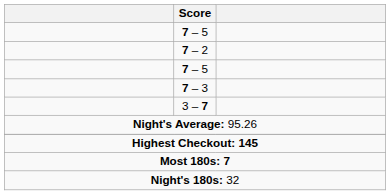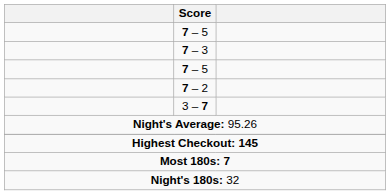rows swapped: (89, 88) <-> (89, 51)
